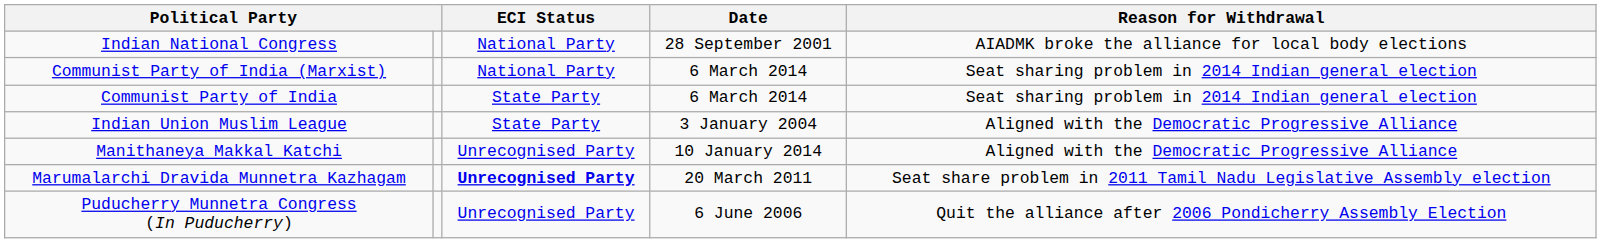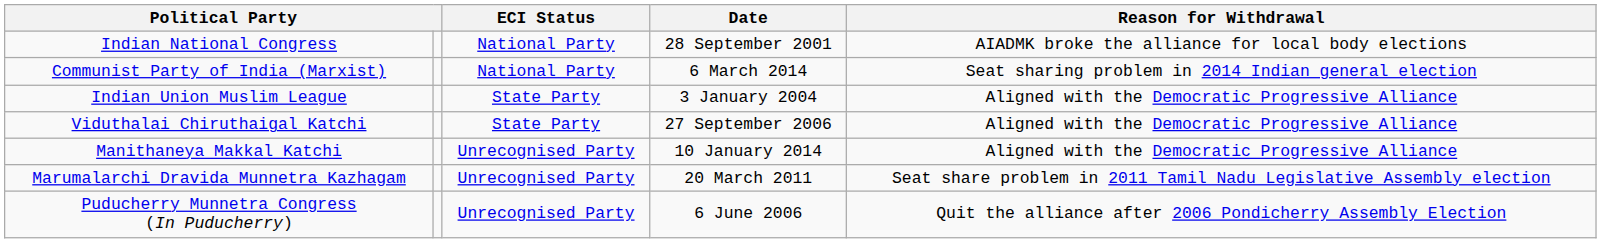- row: (219, 98)
+ row: (219, 125)
(546, 178) bold -> (546, 178) normal
